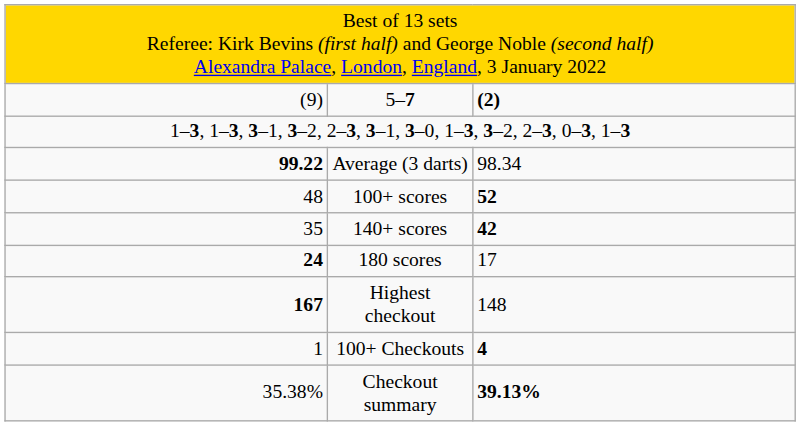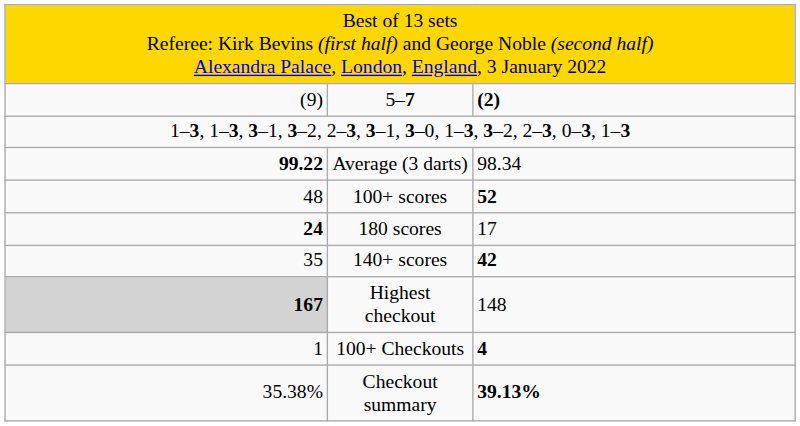rows swapped: (400, 228) <-> (400, 261)
(308, 304) no background -> (308, 304) lightgrey background
